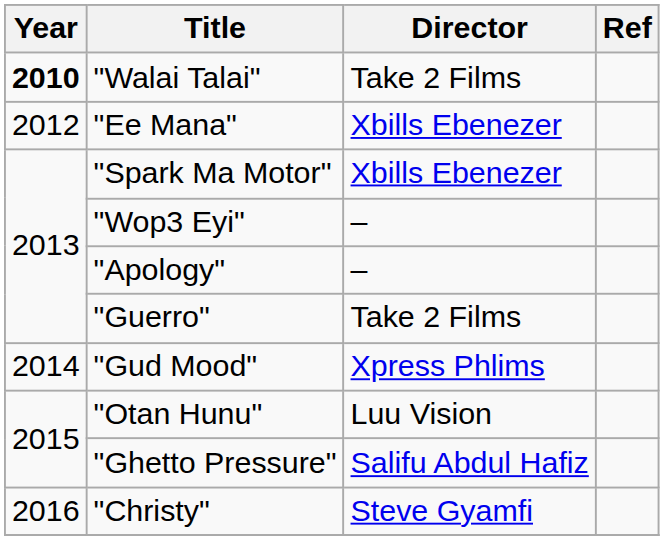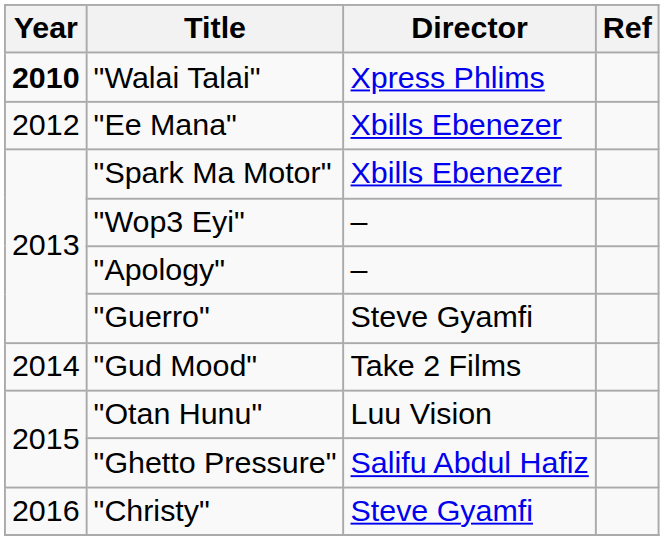(436, 76) Take 2 Films -> (448, 76) Xpress Phlims
(436, 317) Take 2 Films -> (442, 317) Steve Gyamfi
(448, 366) Xpress Phlims -> (436, 366) Take 2 Films
